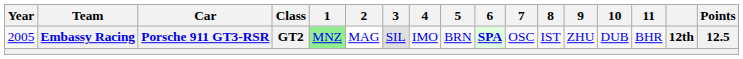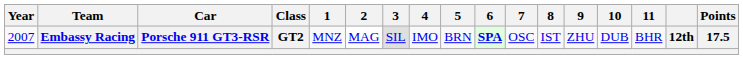(21, 37) 2005 -> (21, 37) 2007
(327, 37) lightgreen background -> (327, 37) no background
(718, 37) 12.5 -> (718, 37) 17.5
